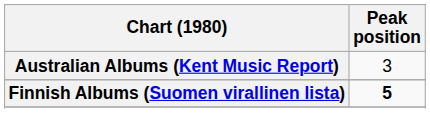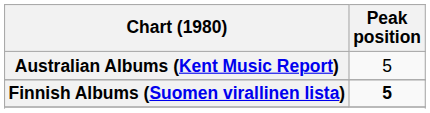(387, 65) 3 -> (387, 65) 5
